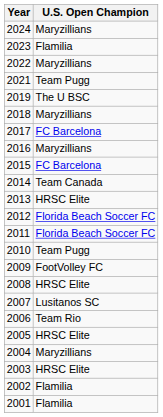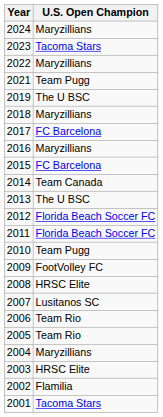(54, 47) Flamilia -> (68, 47) Tacoma Stars
(63, 200) HRSC Elite -> (63, 200) The U BSC
(63, 336) HRSC Elite -> (58, 336) Team Rio
(54, 404) Flamilia -> (68, 404) Tacoma Stars
